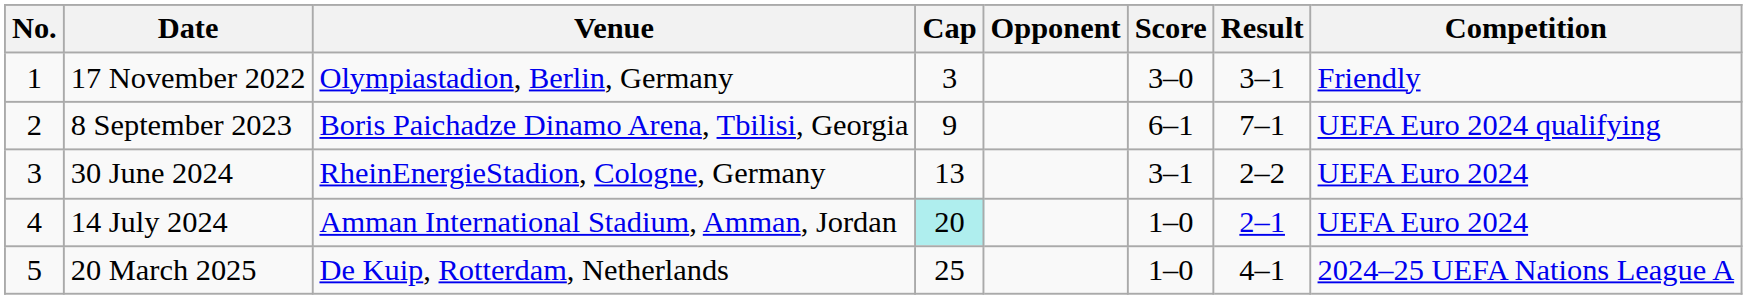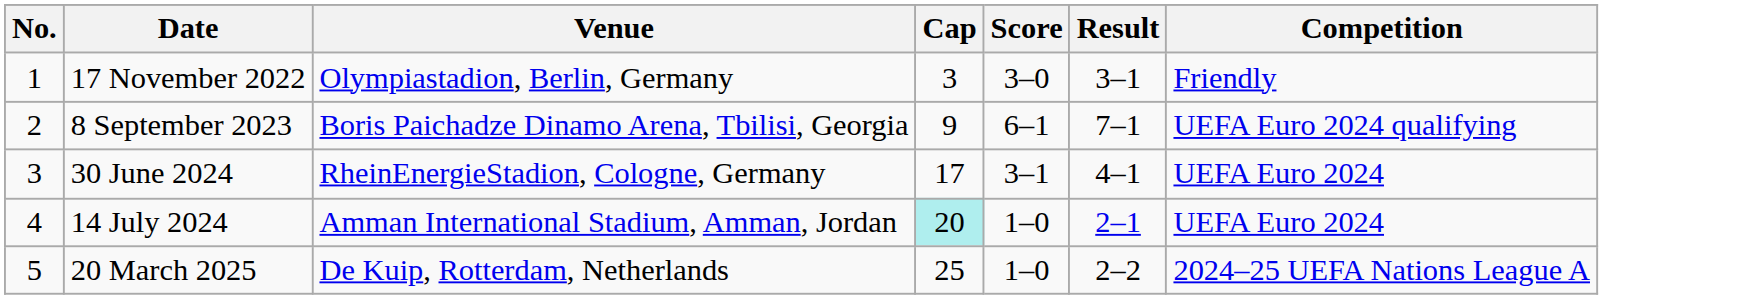- column: (1056, 28)
(950, 173) 13 -> (950, 173) 17
(1262, 173) 2–2 -> (1118, 173) 4–1
(1262, 269) 4–1 -> (1118, 269) 2–2
